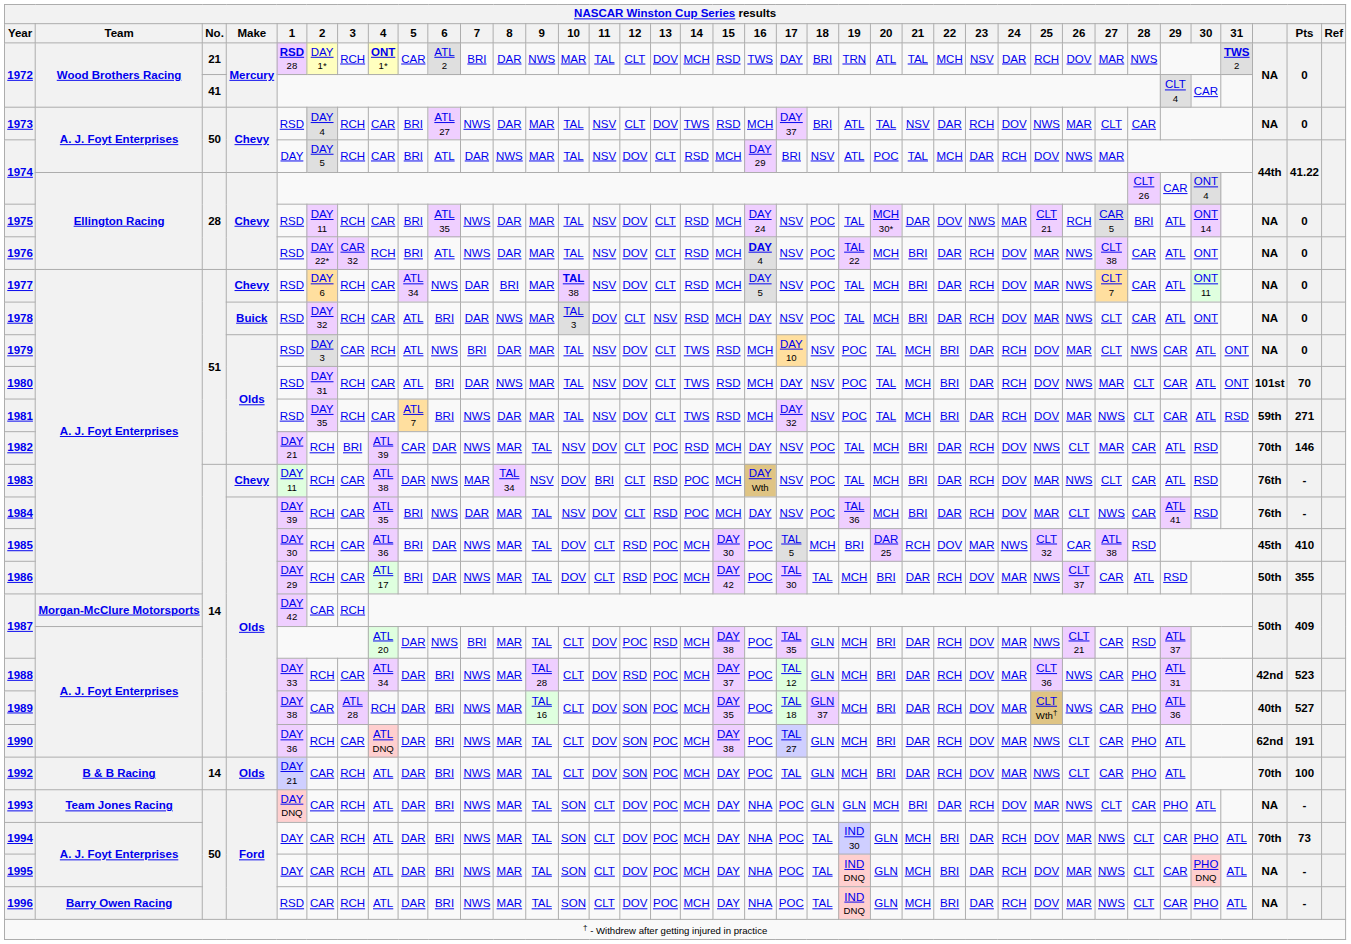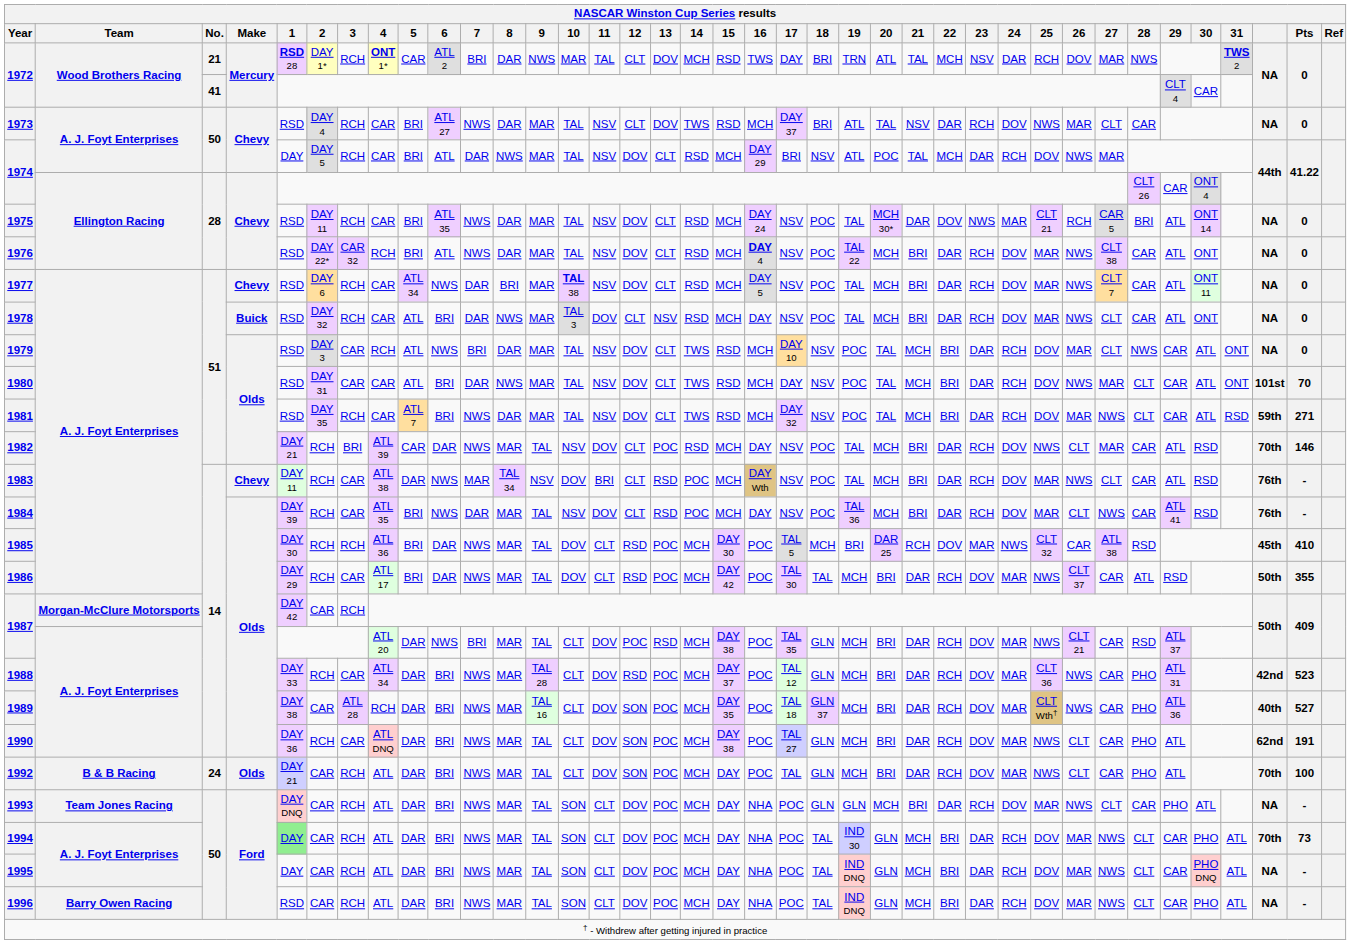(353, 383) RCH -> (353, 383) CAR
(353, 545) CAR -> (353, 545) RCH
(215, 773) 14 -> (215, 773) 24
(292, 838) no background -> (292, 838) lightgreen background
